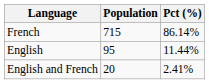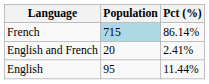(112, 32) no background -> (112, 32) lightblue background
rows swapped: (25, 50) <-> (52, 69)
